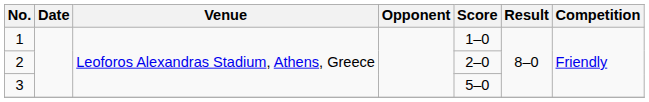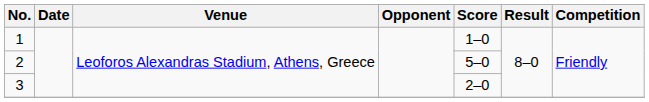(477, 62) 2–0 -> (477, 62) 5–0
(477, 85) 5–0 -> (477, 85) 2–0
